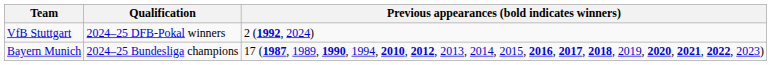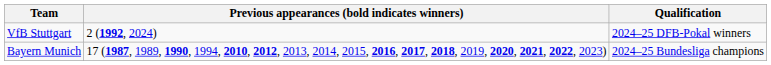columns swapped: (163, 13) <-> (504, 13)
